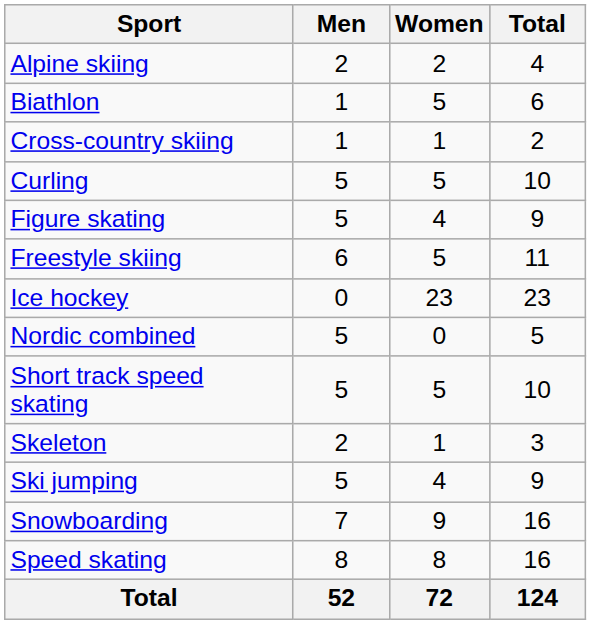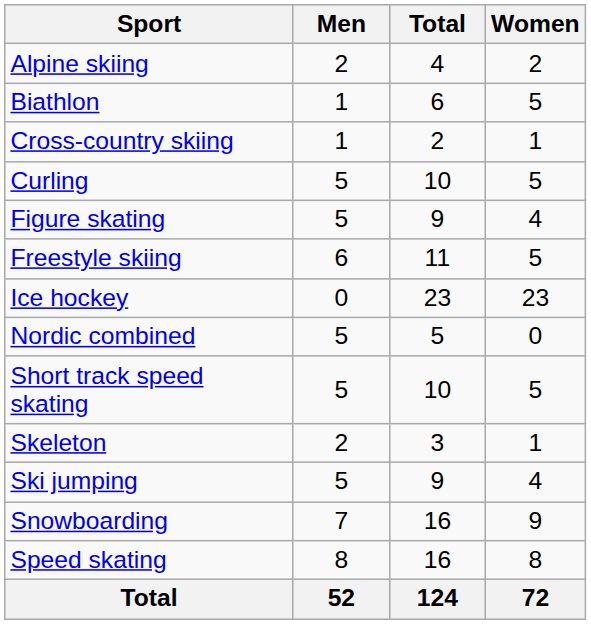columns swapped: (439, 24) <-> (537, 24)
